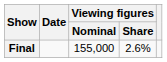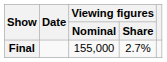(138, 48) 2.6% -> (138, 48) 2.7%
